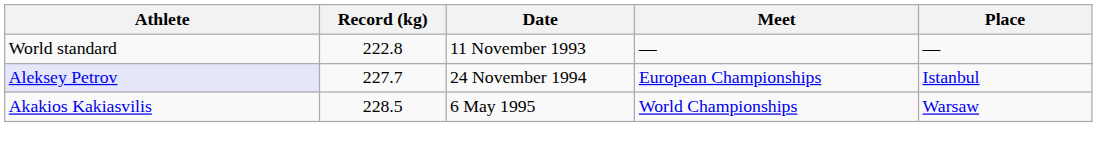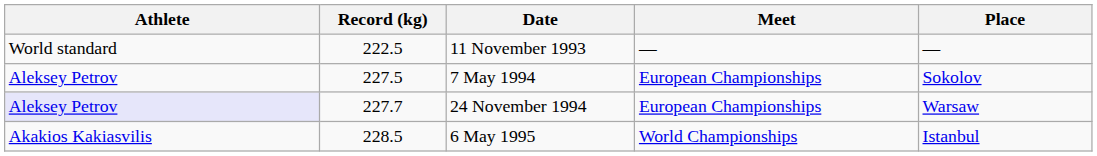(383, 48) 222.8 -> (383, 48) 222.5
+ row: (493, 77)
(951, 77) Istanbul -> (951, 107) Warsaw
(951, 107) Warsaw -> (951, 136) Istanbul
